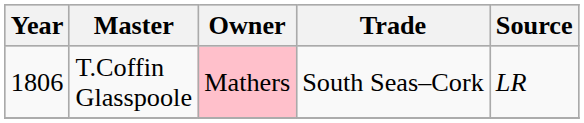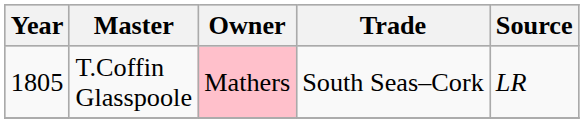(37, 81) 1806 -> (37, 81) 1805
